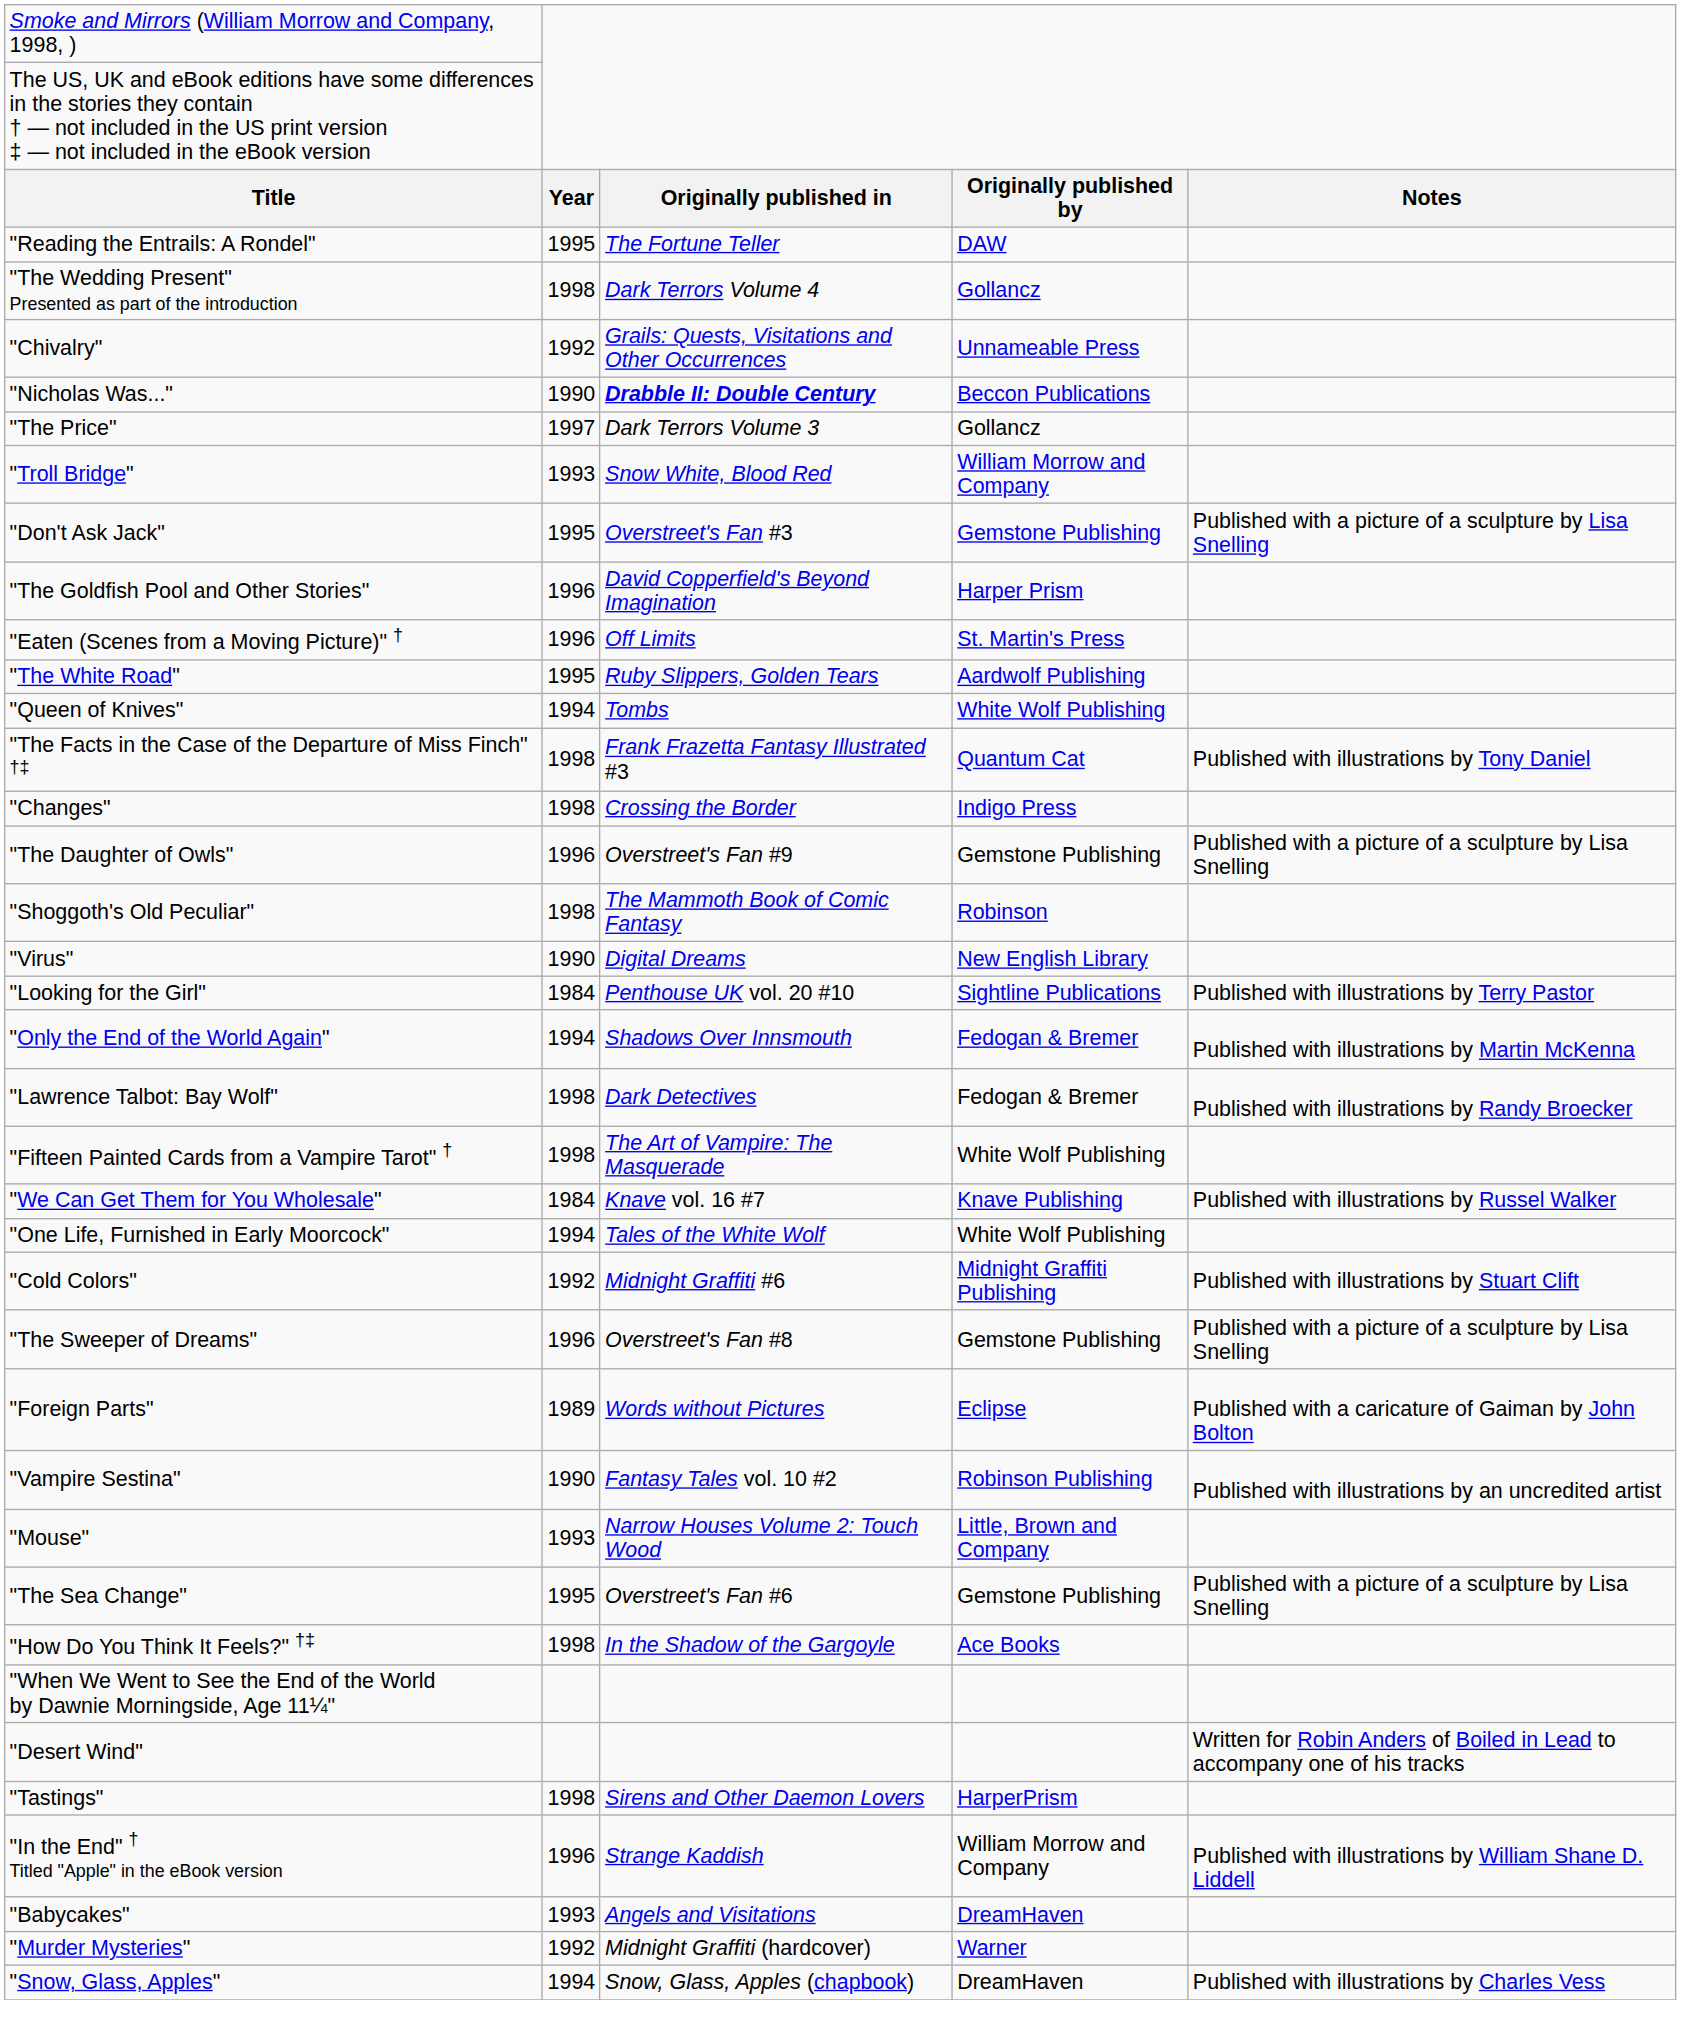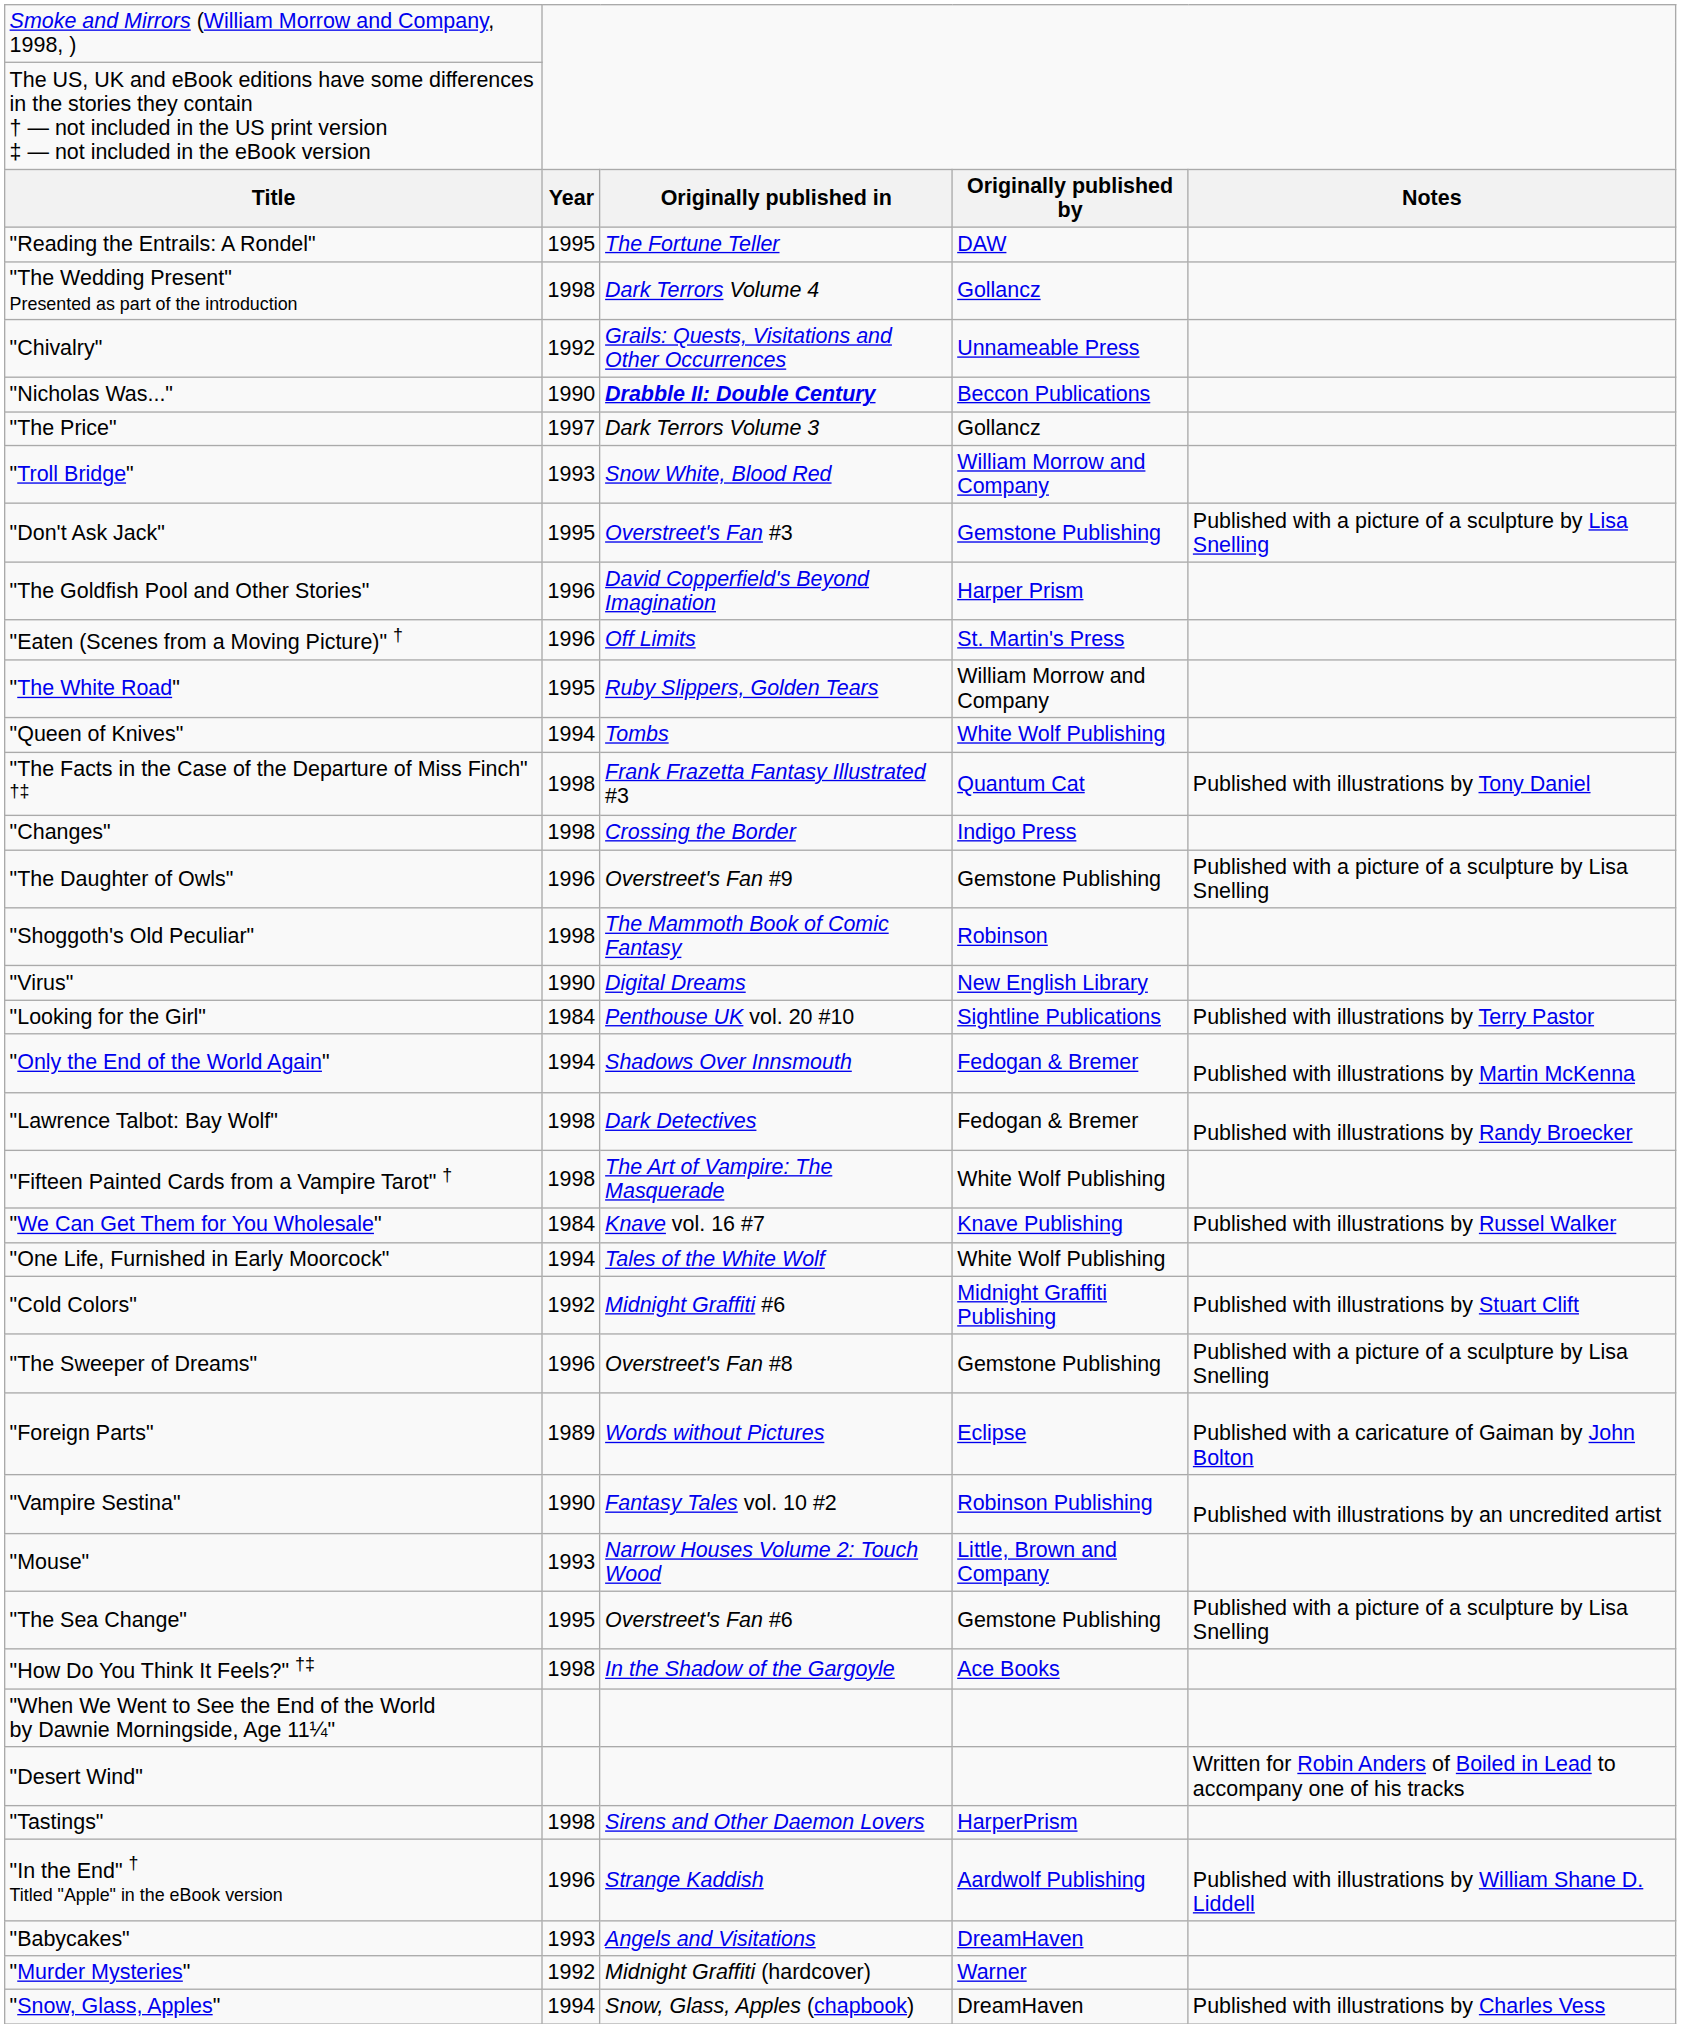(1051, 676) Aardwolf Publishing -> (1051, 688) William Morrow and Company
(1051, 1856) William Morrow and Company -> (1051, 1880) Aardwolf Publishing
